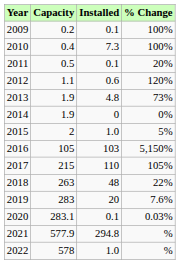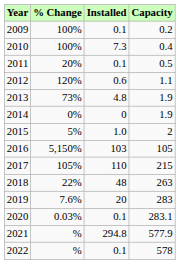columns swapped: (54, 13) <-> (148, 13)
(112, 251) 1.0 -> (120, 251) 0.1
